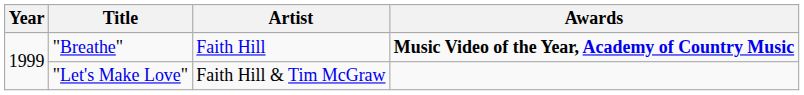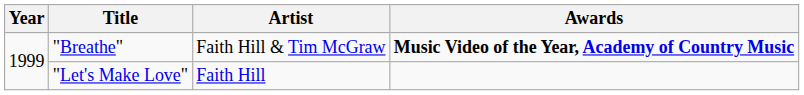(231, 47) Faith Hill -> (291, 47) Faith Hill & Tim McGraw
(291, 75) Faith Hill & Tim McGraw -> (231, 75) Faith Hill
